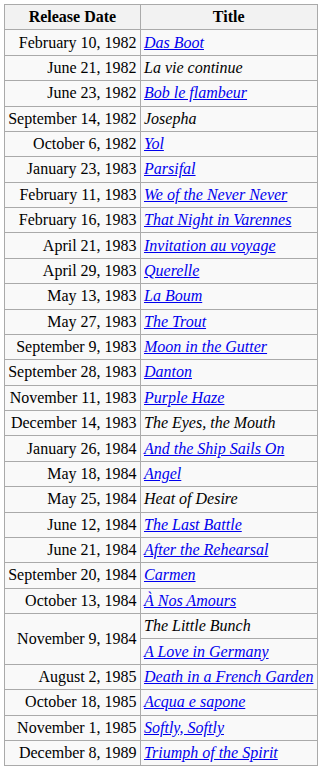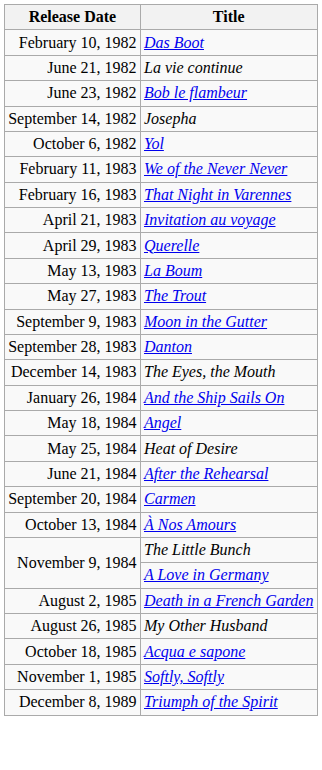- row: (170, 169)
- row: (184, 397)
- row: (193, 524)
+ row: (206, 626)
